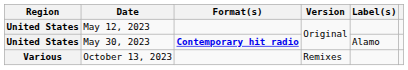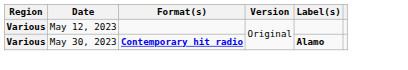(43, 27) United States -> (26, 27) Various
(43, 42) United States -> (26, 42) Various
(366, 42) normal -> (310, 42) bold
- row: (128, 57)
